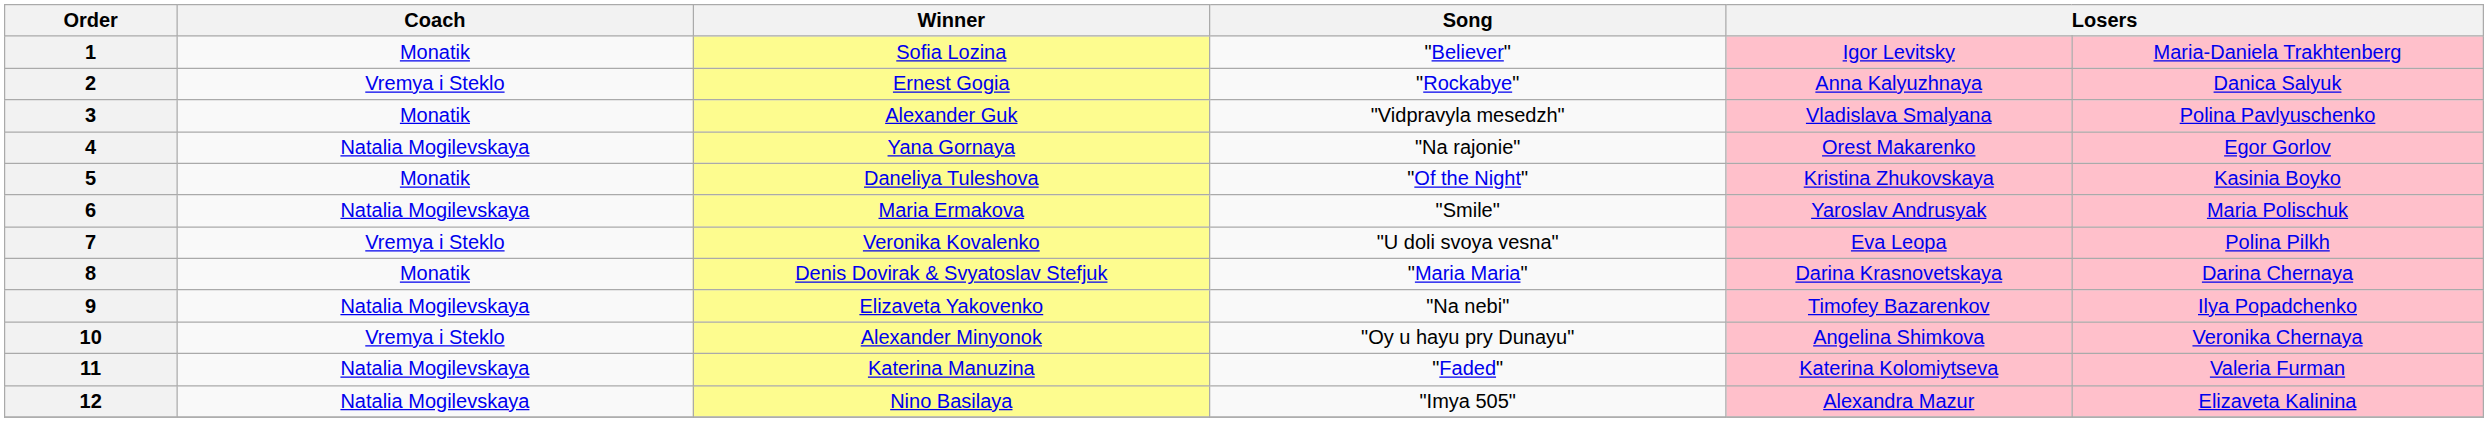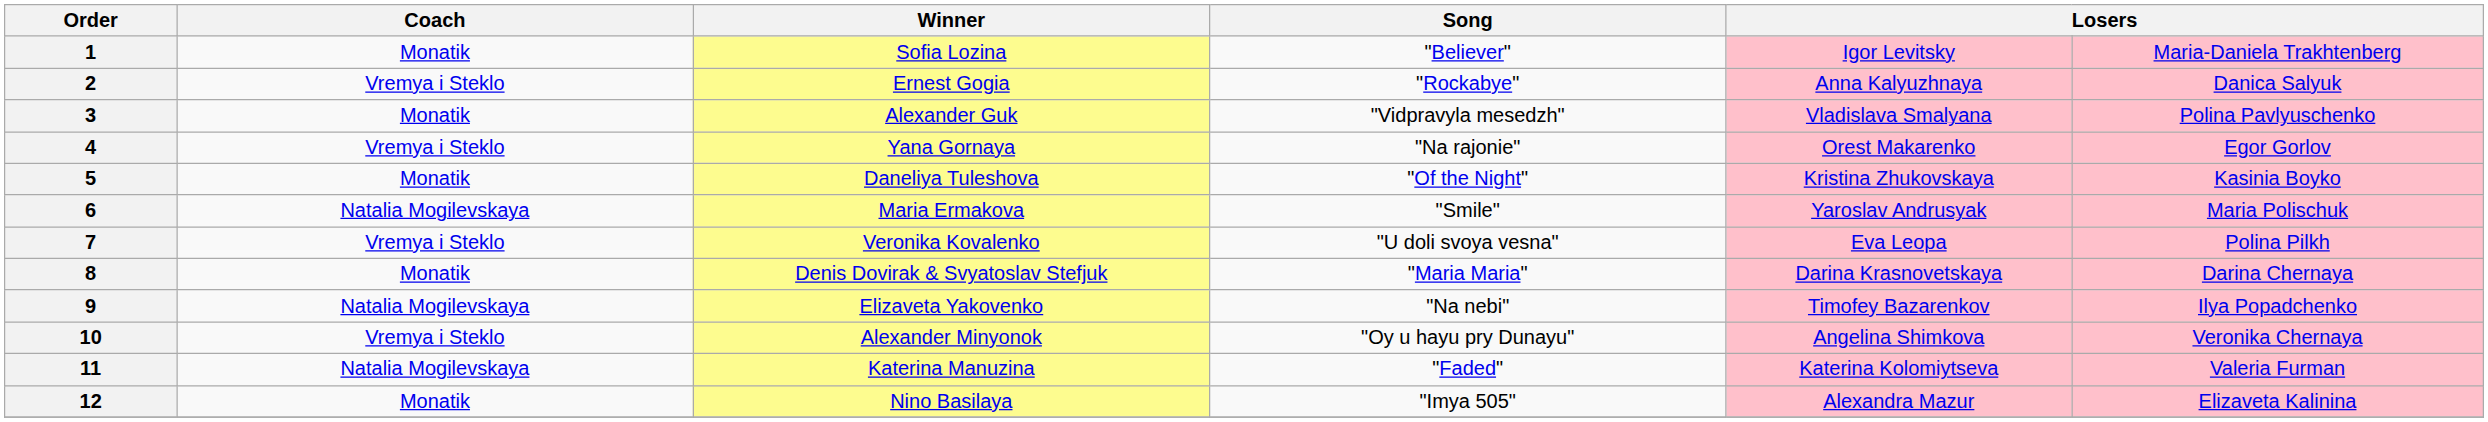(435, 147) Natalia Mogilevskaya -> (435, 147) Vremya i Steklo
(435, 400) Natalia Mogilevskaya -> (435, 400) Monatik
